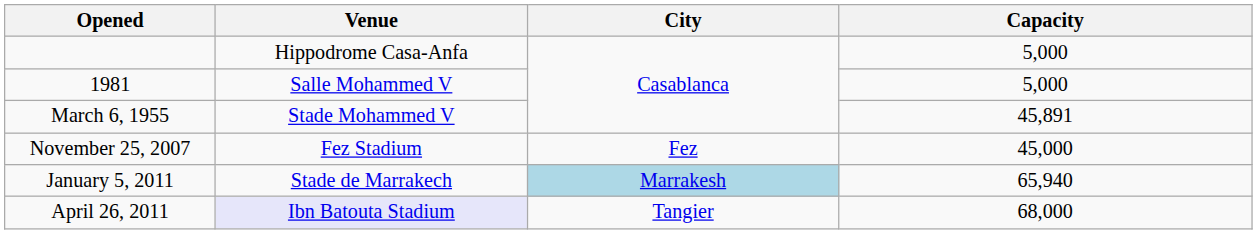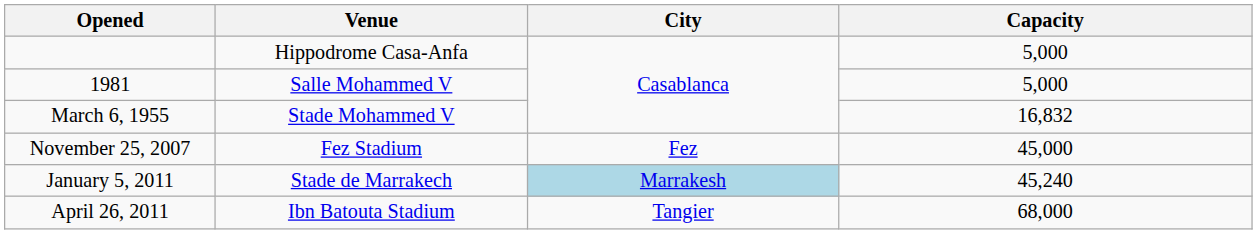(1045, 116) 45,891 -> (1045, 116) 16,832
(1045, 180) 65,940 -> (1045, 180) 45,240
(371, 212) lavender background -> (371, 212) no background
